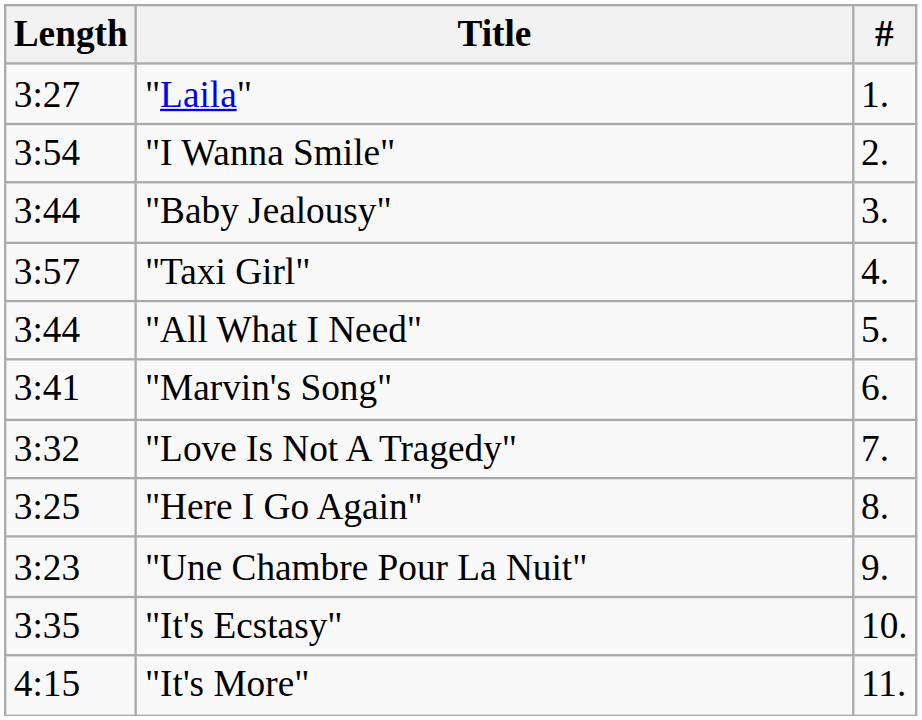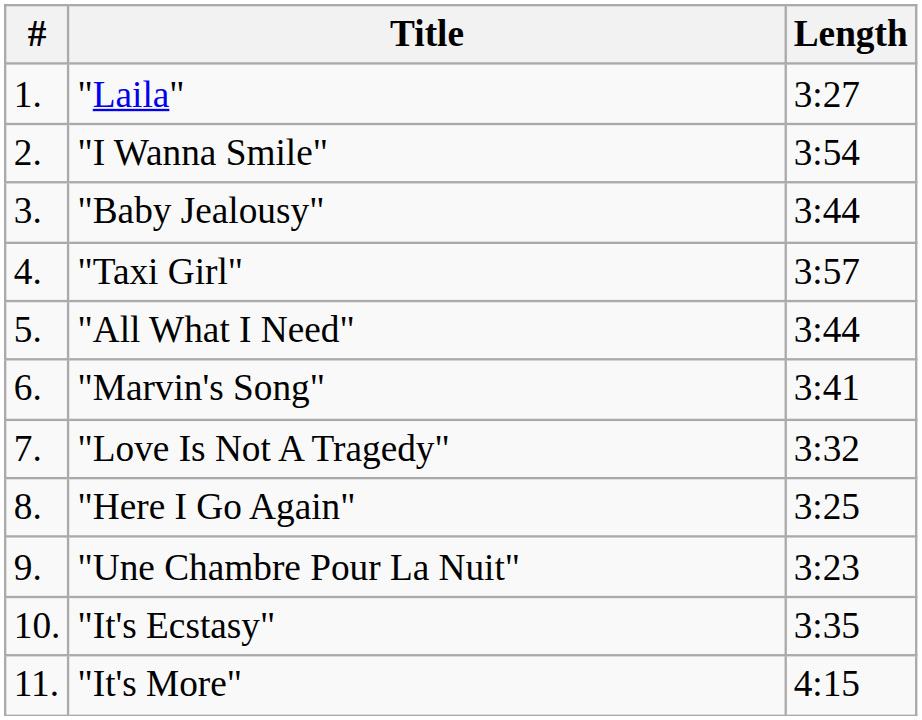columns swapped: (884, 34) <-> (71, 34)
